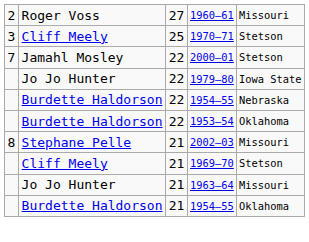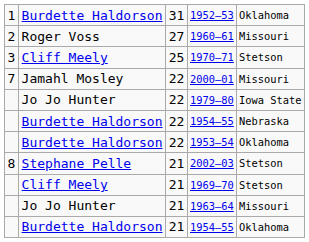+ row: (177, 15)
(261, 57) Stetson -> (264, 79) Missouri
(264, 142) Missouri -> (261, 163) Stetson
